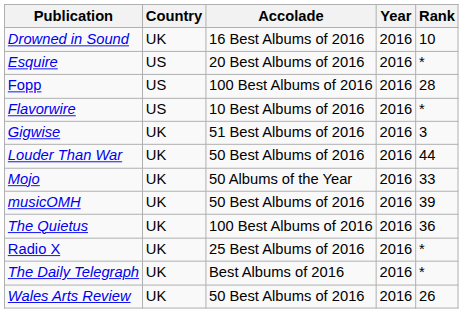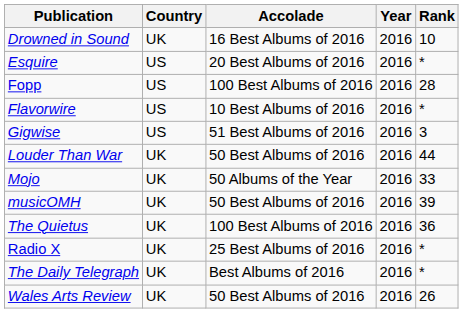(156, 132) UK -> (156, 132) US
